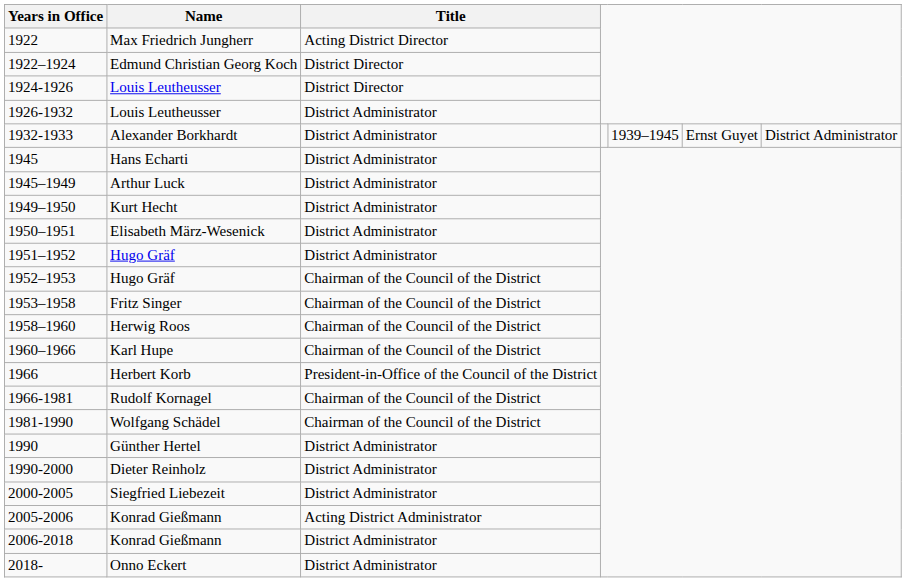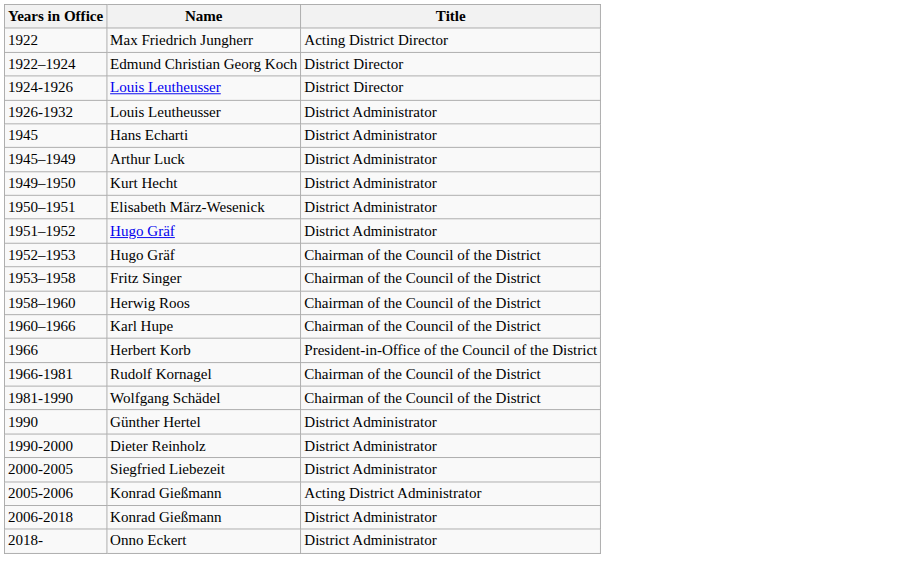- row: (41, 135)
